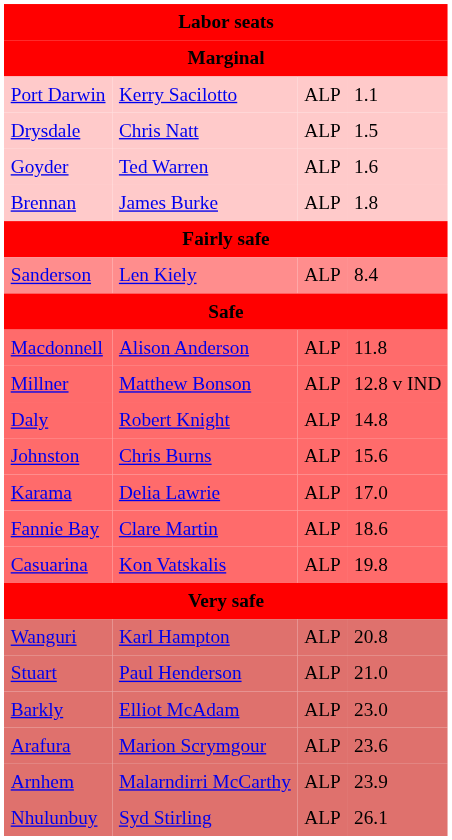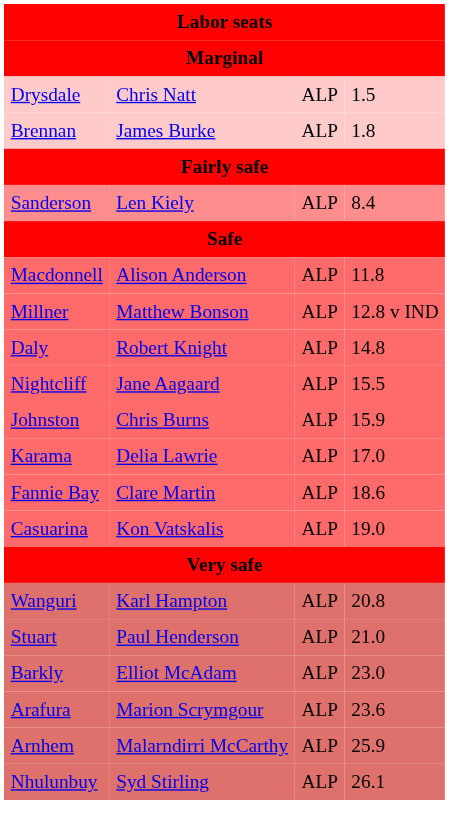- row: (58, 93)
- row: (40, 166)
+ row: (49, 383)
(371, 455) 15.6 -> (368, 419) 15.9
(371, 564) 19.8 -> (368, 528) 19.0
(371, 781) 23.9 -> (368, 745) 25.9
